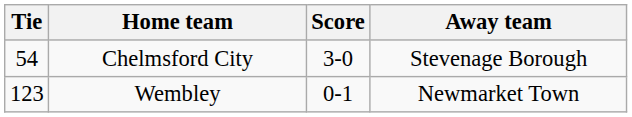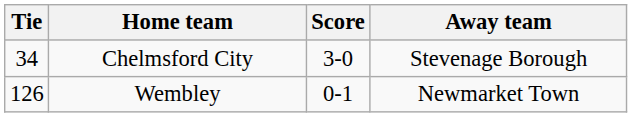(27, 58) 54 -> (27, 58) 34
(27, 93) 123 -> (27, 93) 126
